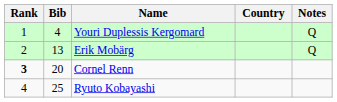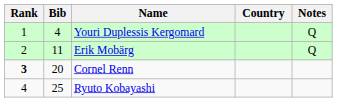(57, 50) 13 -> (57, 50) 11
